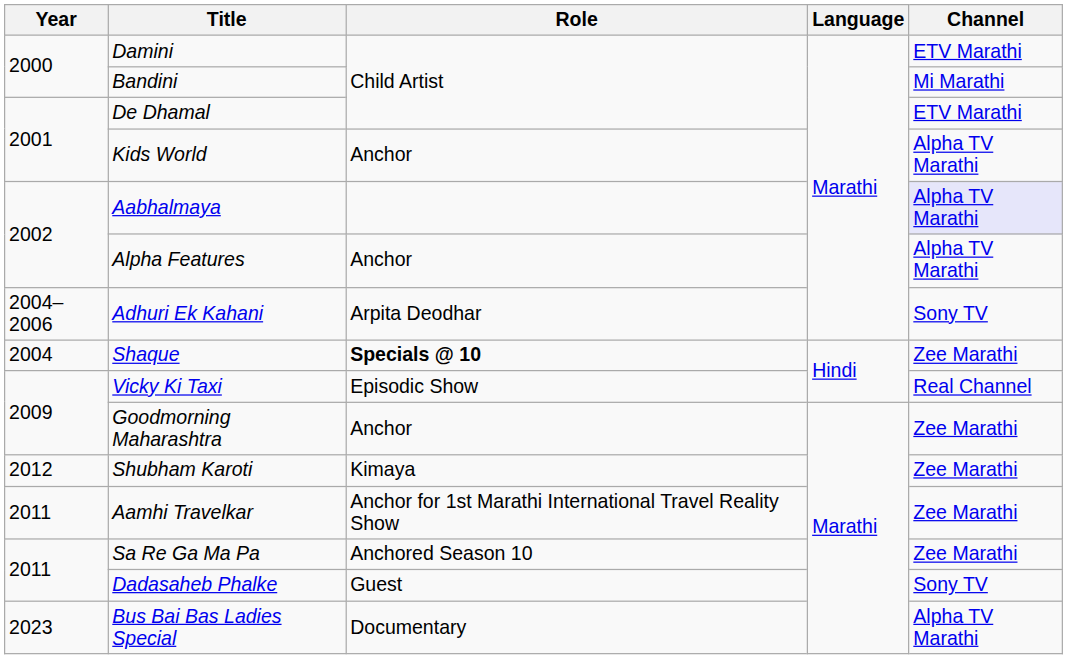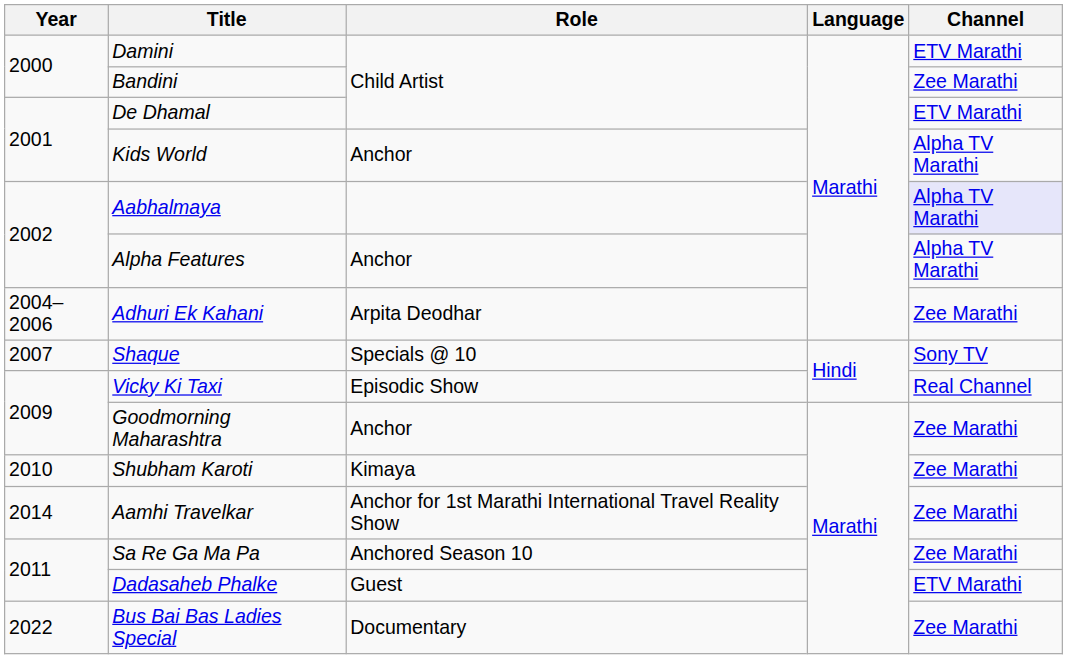(959, 81) Mi Marathi -> (965, 81) Zee Marathi
(951, 313) Sony TV -> (965, 313) Zee Marathi
(31, 355) 2004 -> (31, 355) 2007
(416, 355) bold -> (413, 355) normal
(965, 355) Zee Marathi -> (951, 355) Sony TV
(31, 470) 2012 -> (31, 470) 2010
(30, 512) 2011 -> (31, 512) 2014
(951, 585) Sony TV -> (968, 585) ETV Marathi
(31, 627) 2023 -> (31, 627) 2022
(953, 627) Alpha TV Marathi -> (965, 627) Zee Marathi
